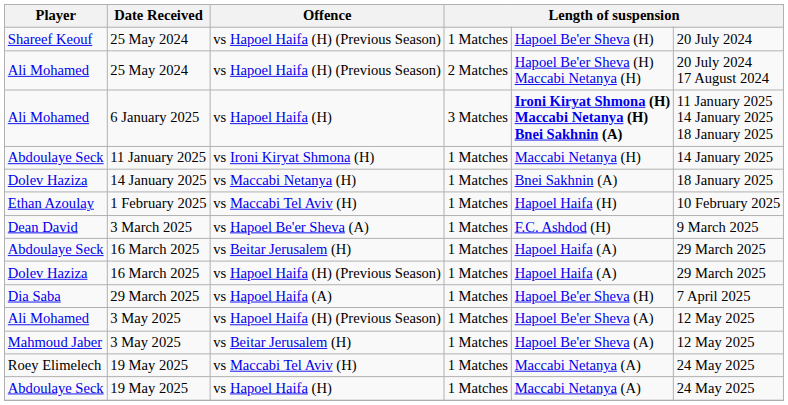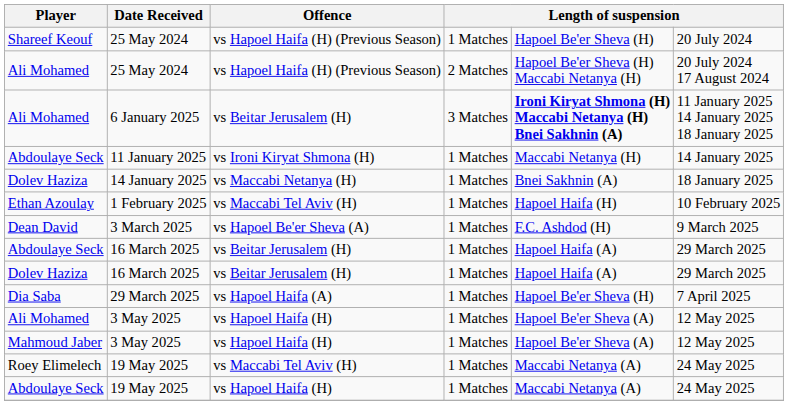(273, 118) vs Hapoel Haifa (H) -> (282, 118) vs Beitar Jerusalem (H)
(327, 273) vs Hapoel Haifa (H) (Previous Season) -> (282, 273) vs Beitar Jerusalem (H)
(327, 319) vs Hapoel Haifa (H) (Previous Season) -> (273, 319) vs Hapoel Haifa (H)
(282, 342) vs Beitar Jerusalem (H) -> (273, 342) vs Hapoel Haifa (H)
